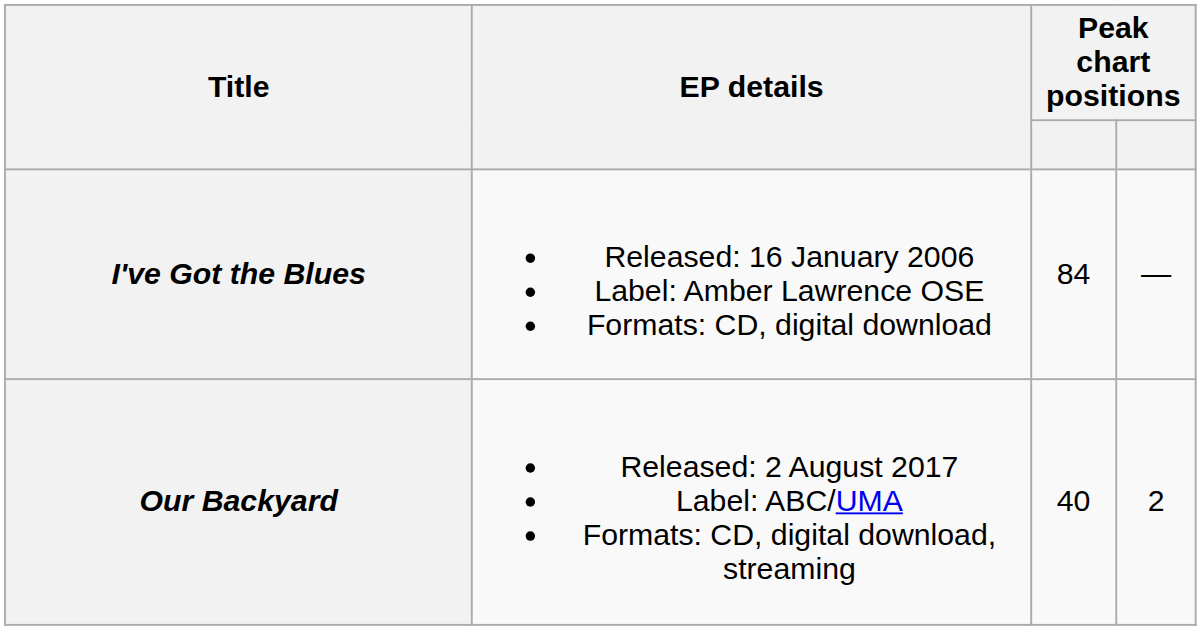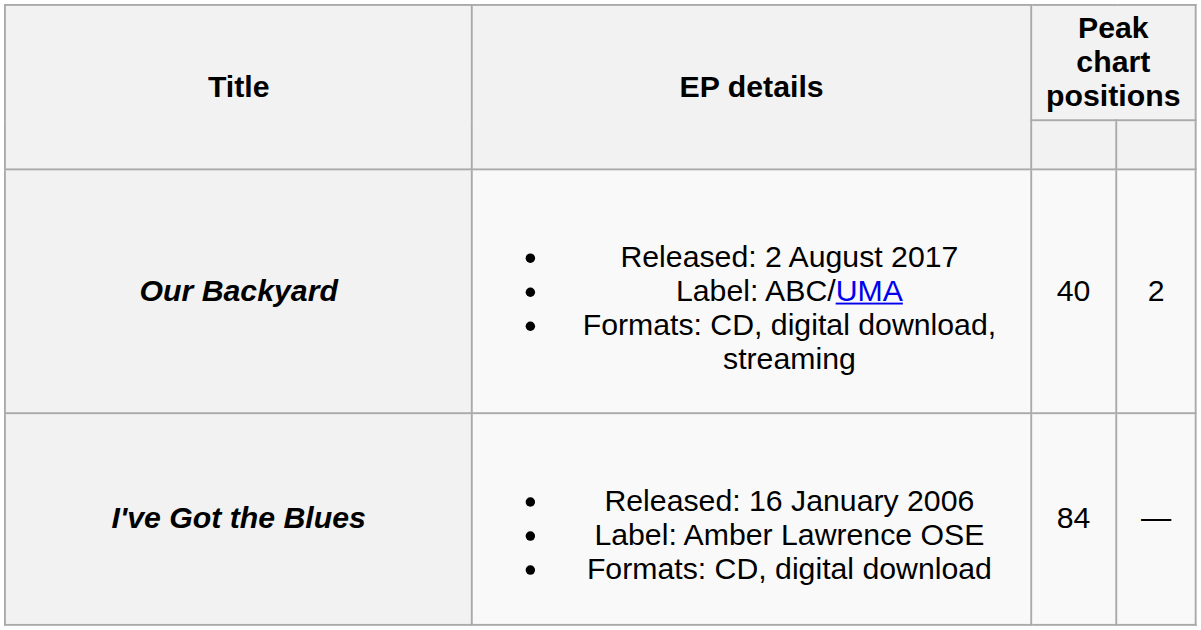rows swapped: (239, 273) <-> (239, 501)
